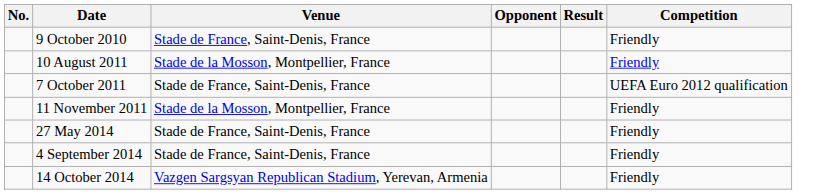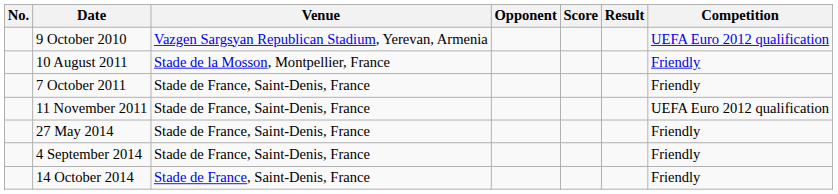+ column: (581, 16)
(262, 39) Stade de France, Saint-Denis, France -> (321, 39) Vazgen Sargsyan Republican Stadium, Yerevan, Armenia
(635, 39) Friendly -> (740, 39) UEFA Euro 2012 qualification
(699, 85) UEFA Euro 2012 qualification -> (676, 85) Friendly
(272, 108) Stade de la Mosson, Montpellier, France -> (262, 108) Stade de France, Saint-Denis, France
(635, 108) Friendly -> (740, 108) UEFA Euro 2012 qualification
(321, 177) Vazgen Sargsyan Republican Stadium, Yerevan, Armenia -> (262, 177) Stade de France, Saint-Denis, France
